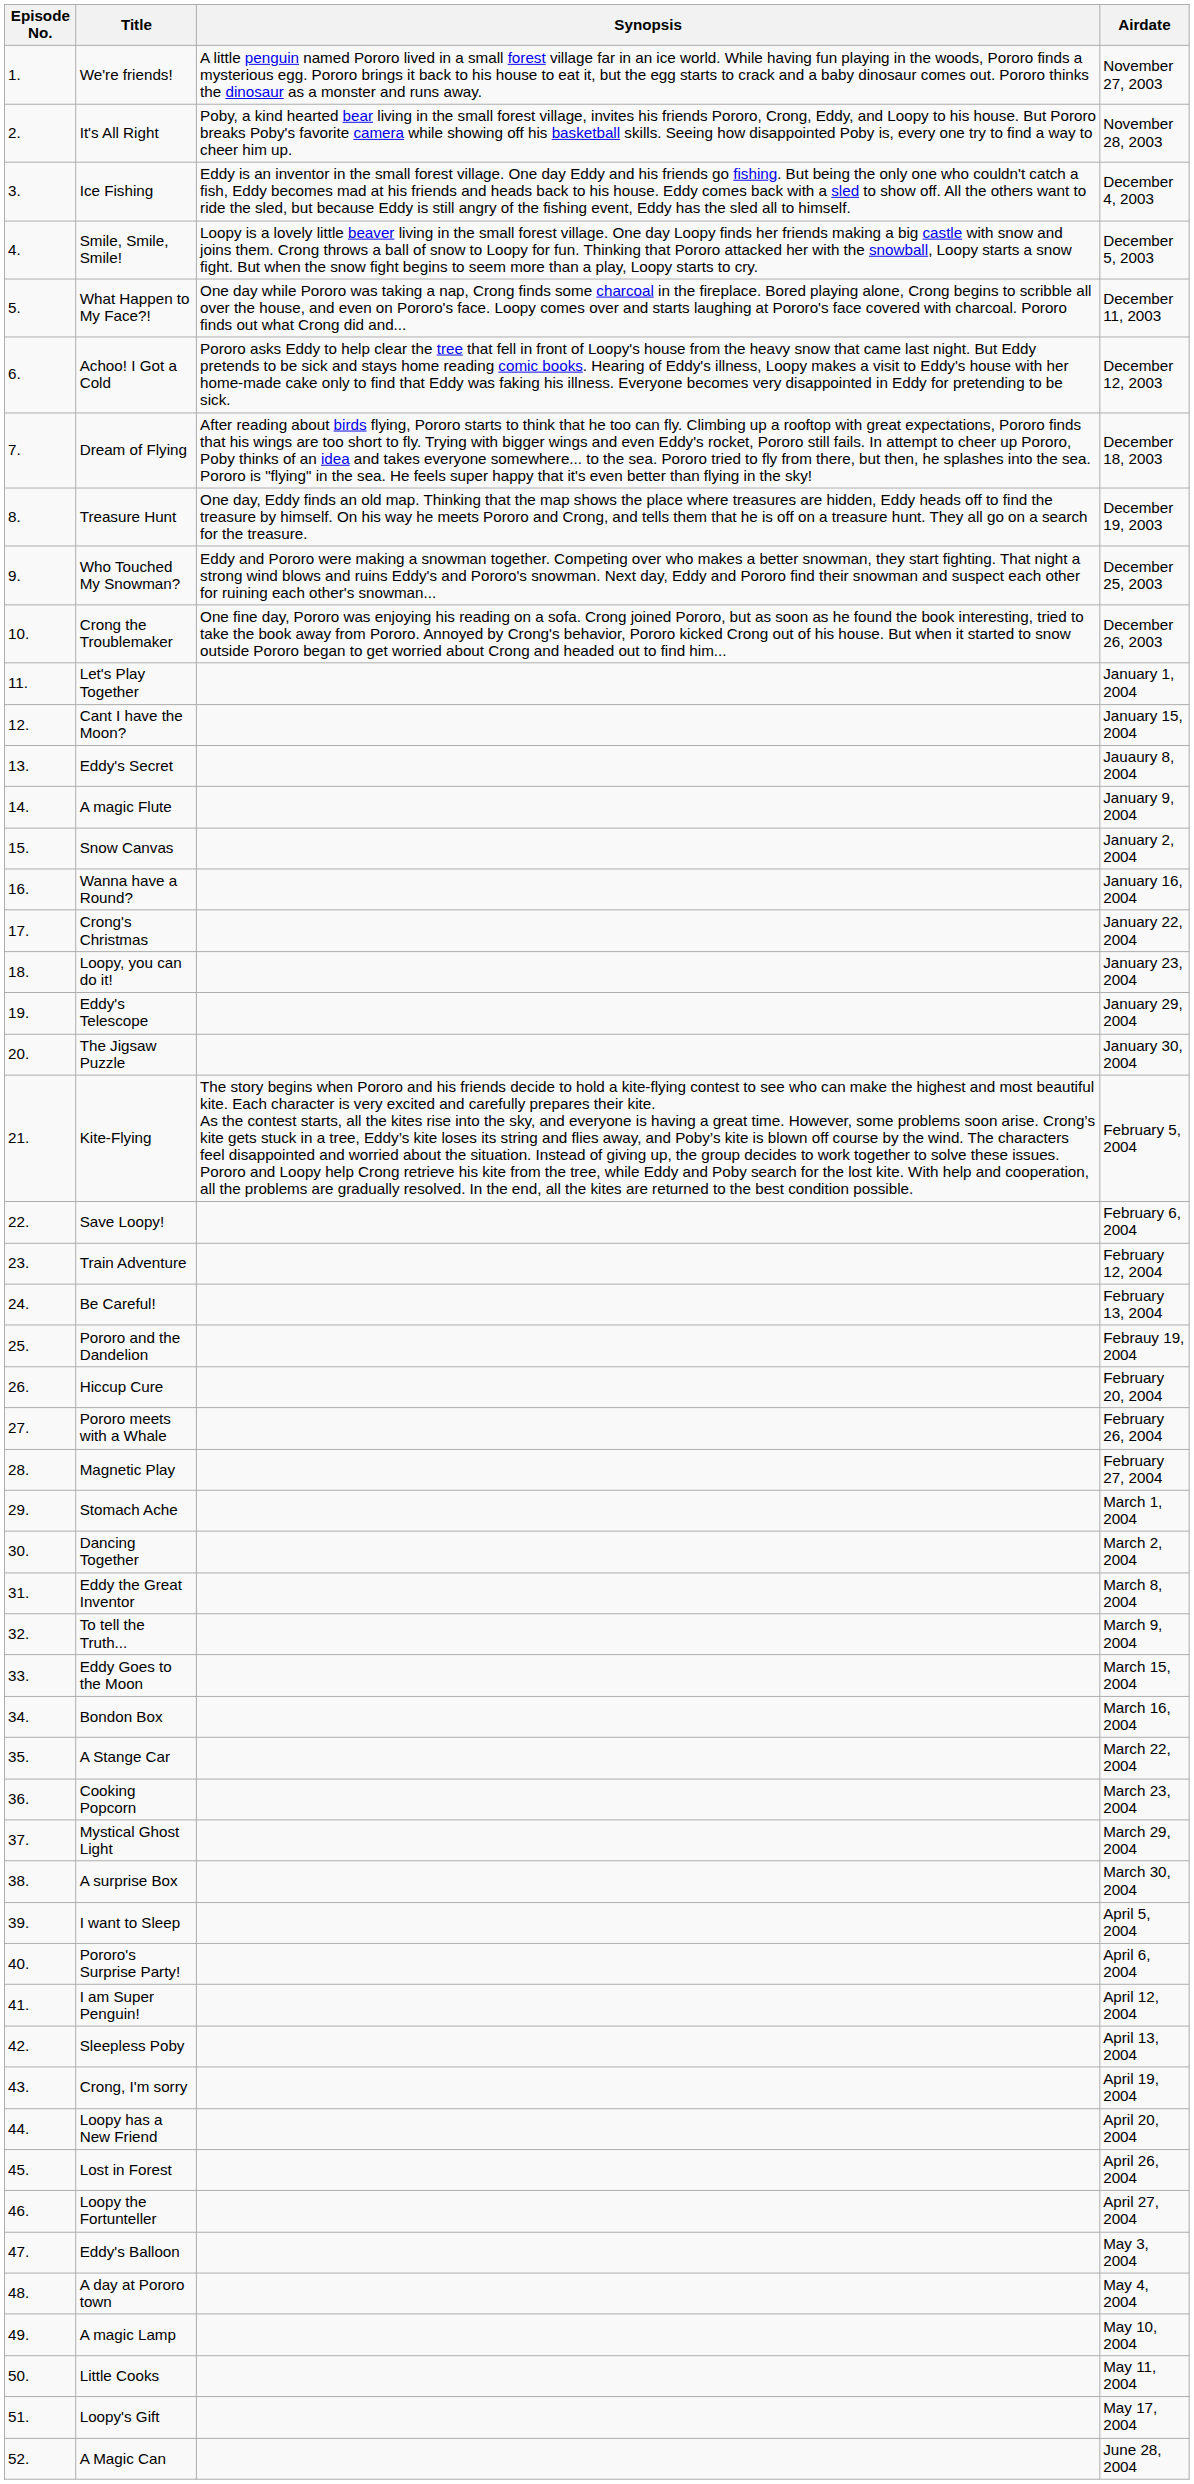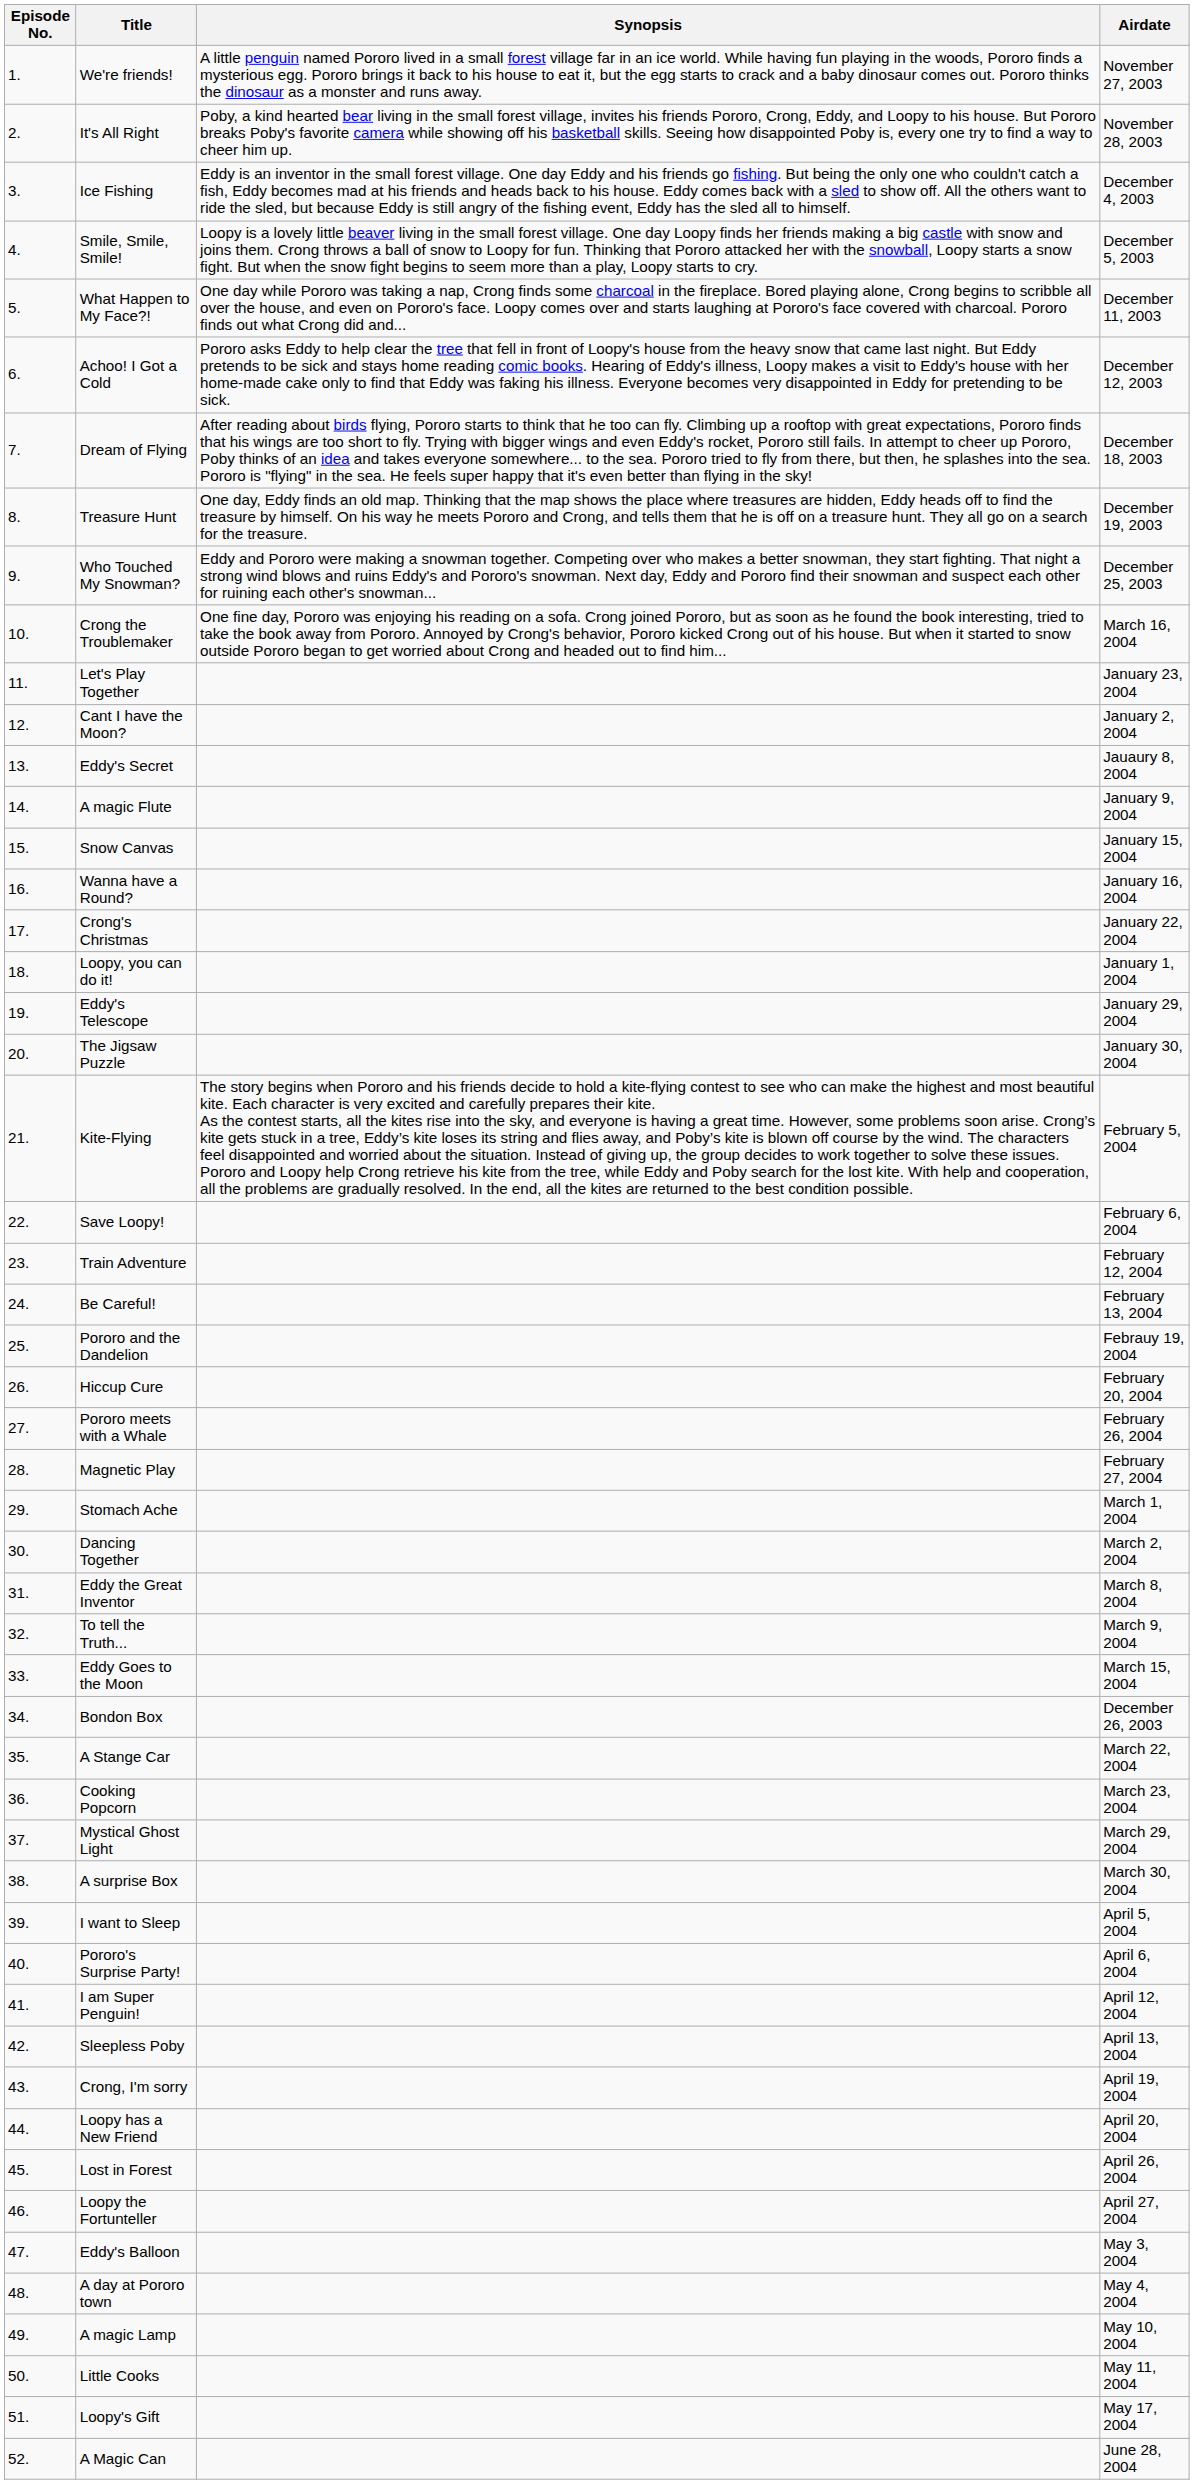(1138, 633) December 26, 2003 -> (1137, 633) March 16, 2004
(1139, 683) January 1, 2004 -> (1143, 683) January 23, 2004
(1143, 724) January 15, 2004 -> (1139, 724) January 2, 2004
(1139, 848) January 2, 2004 -> (1143, 848) January 15, 2004
(1143, 972) January 23, 2004 -> (1139, 972) January 1, 2004
(1137, 1716) March 16, 2004 -> (1138, 1716) December 26, 2003
